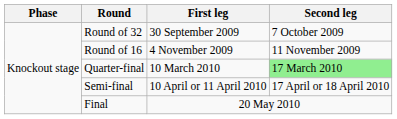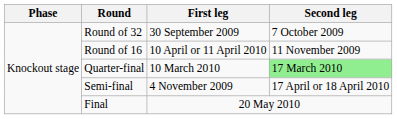(191, 50) 4 November 2009 -> (208, 50) 10 April or 11 April 2010
(208, 86) 10 April or 11 April 2010 -> (191, 86) 4 November 2009
